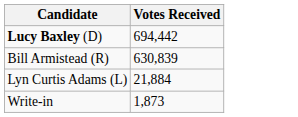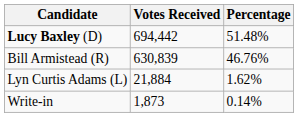+ column: (259, 15)
